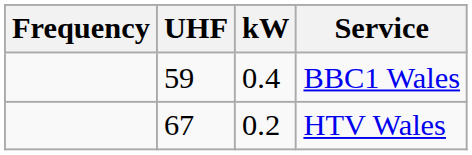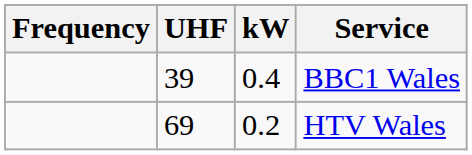(179, 76) 59 -> (179, 76) 39
(179, 125) 67 -> (179, 125) 69
